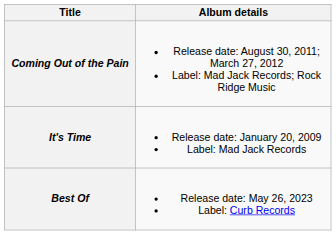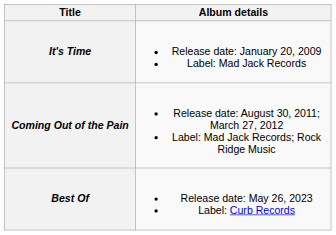rows swapped: (70, 137) <-> (70, 63)
